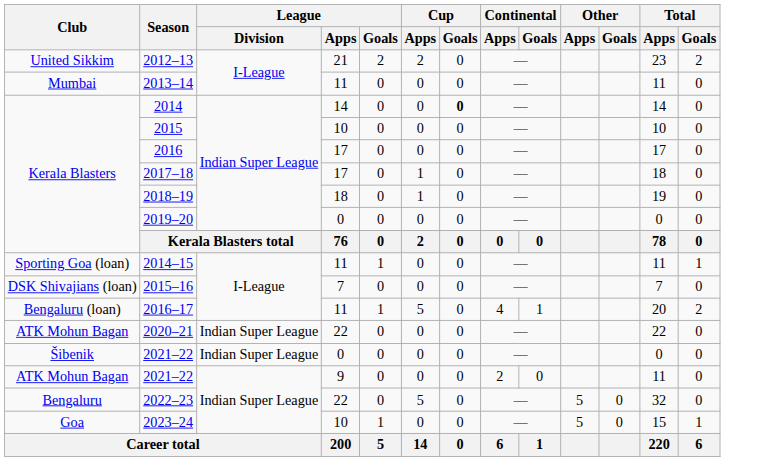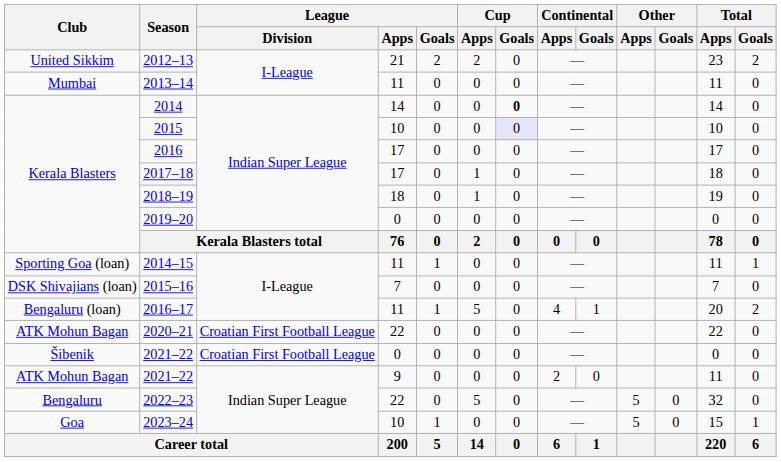(460, 128) no background -> (517, 128) lavender background
(259, 331) Indian Super League -> (287, 331) Croatian First Football League
(259, 354) Indian Super League -> (287, 354) Croatian First Football League
